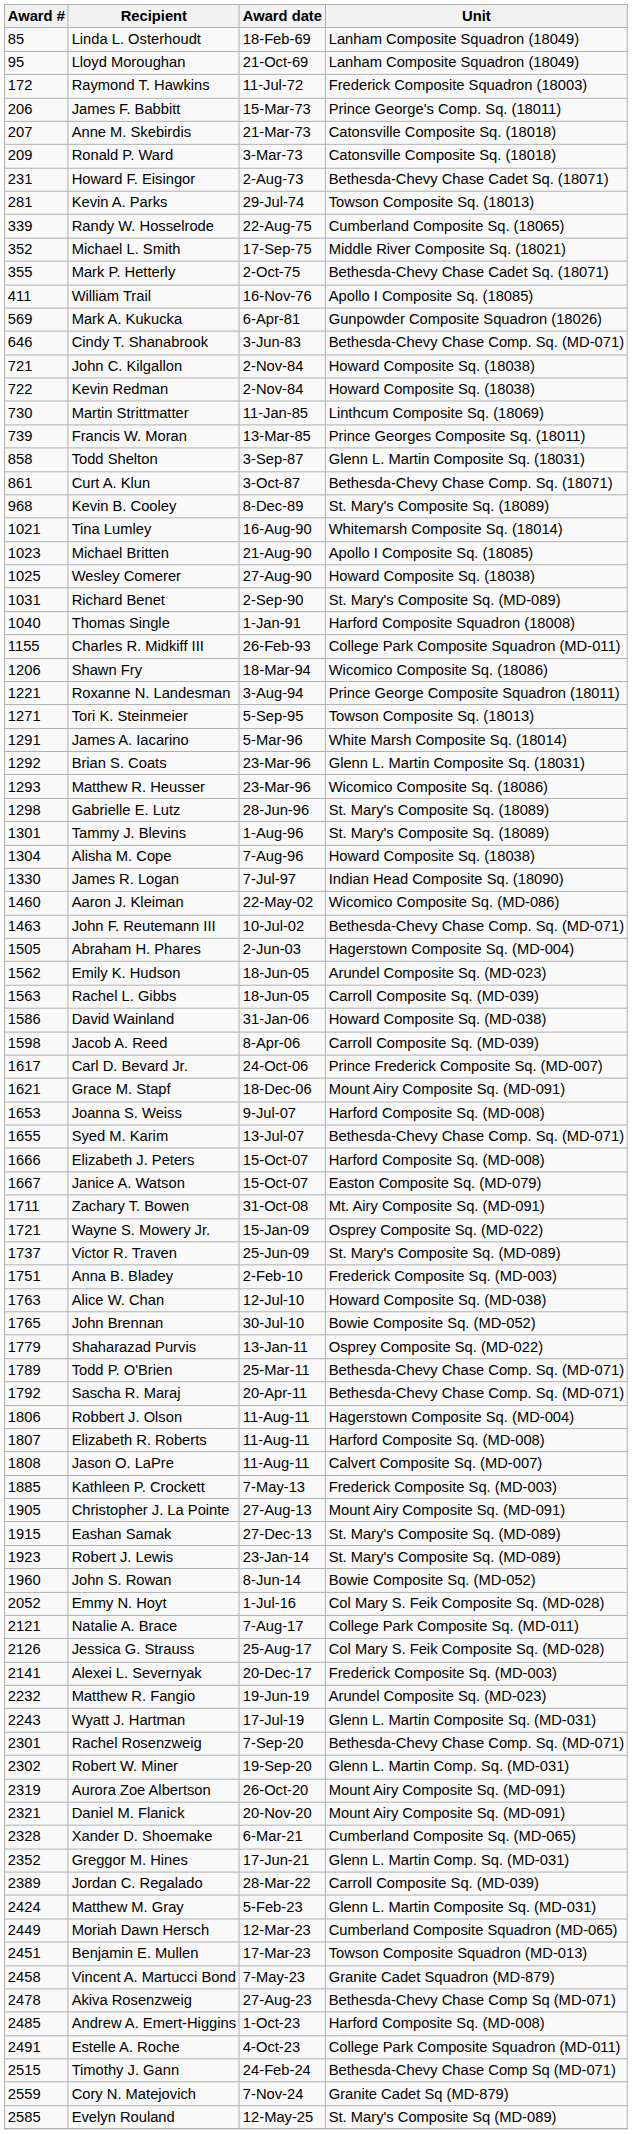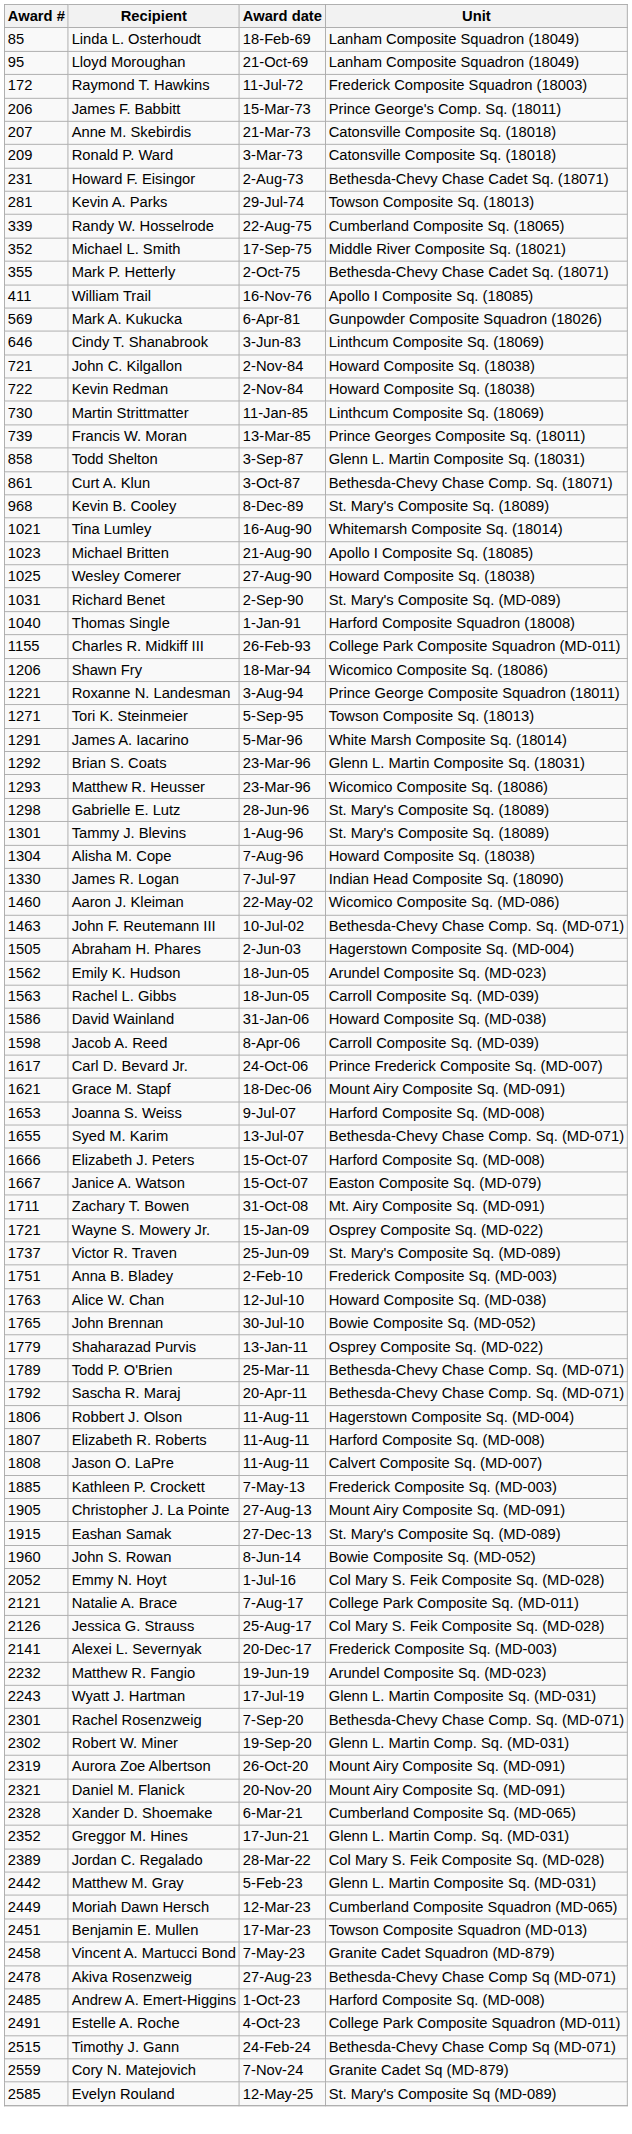(476, 343) Bethesda-Chevy Chase Comp. Sq. (MD-071) -> (436, 343) Linthcum Composite Sq. (18069)
- row: (122, 1556)
(434, 1883) Carroll Composite Sq. (MD-039) -> (467, 1860) Col Mary S. Feik Composite Sq. (MD-028)
(24, 1907) 2424 -> (24, 1883) 2442
